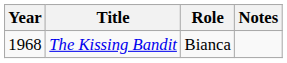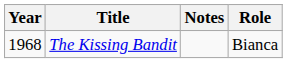columns swapped: (208, 17) <-> (258, 17)
